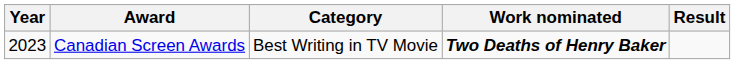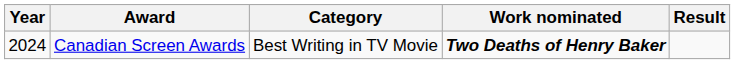(27, 44) 2023 -> (27, 44) 2024
